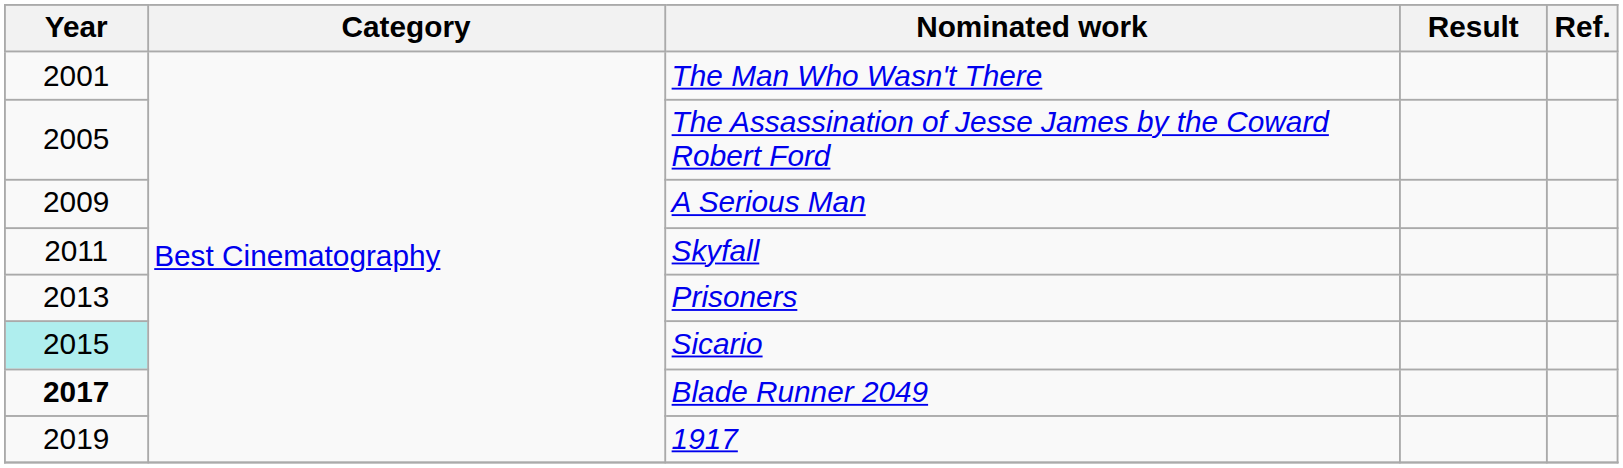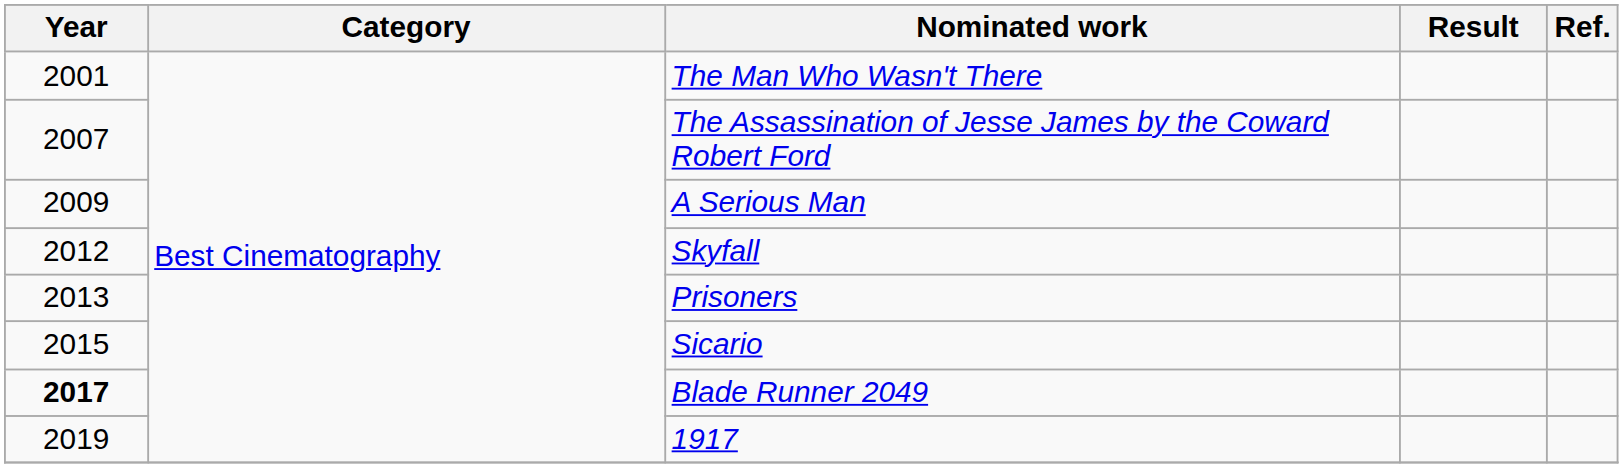(76, 139) 2005 -> (76, 139) 2007
(76, 250) 2011 -> (76, 250) 2012
(76, 344) paleturquoise background -> (76, 344) no background
